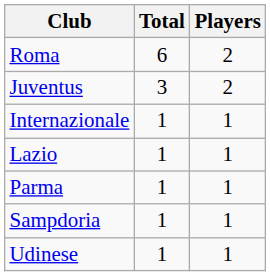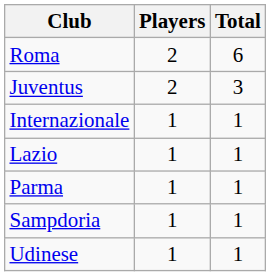columns swapped: (228, 21) <-> (162, 21)
